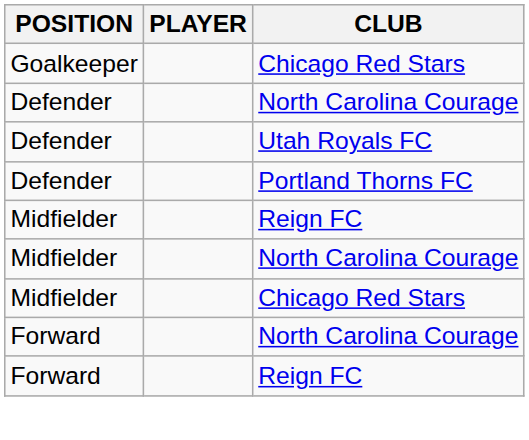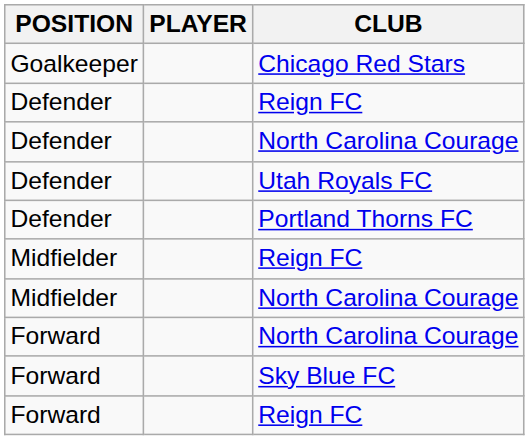+ row: (61, 102)
- row: (64, 297)
+ row: (56, 375)
